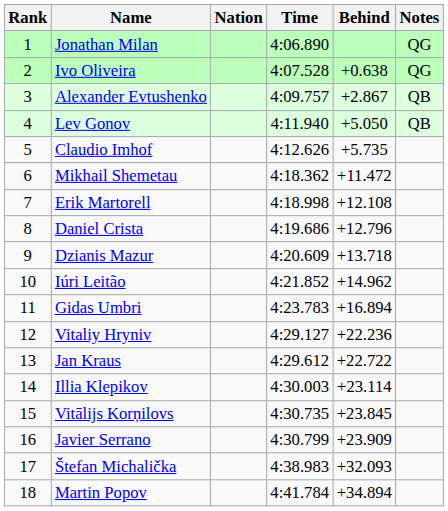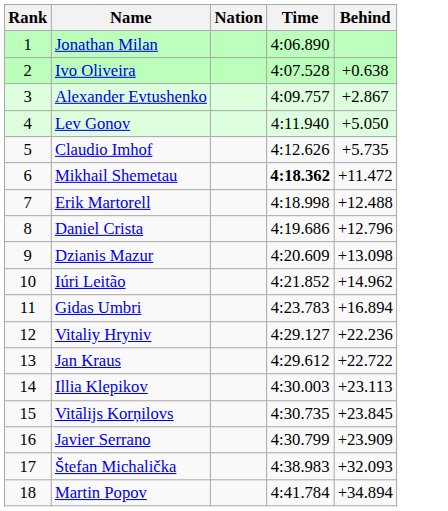- column: (419, 17)
(300, 176) normal -> (300, 176) bold
(364, 202) +12.108 -> (365, 202) +12.488
(364, 255) +13.718 -> (365, 255) +13.098
(364, 387) +23.114 -> (365, 387) +23.113
